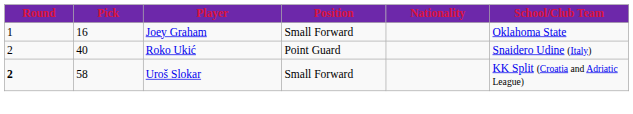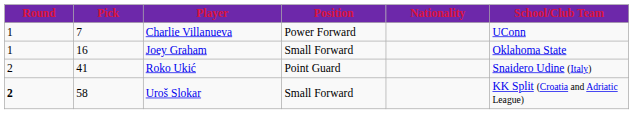+ row: (189, 31)
(82, 50) 40 -> (82, 68) 41
